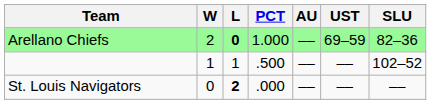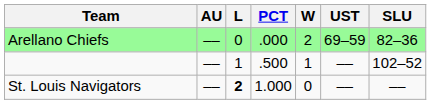columns swapped: (210, 16) <-> (307, 16)
(236, 39) bold -> (238, 39) normal
(270, 39) 1.000 -> (273, 39) .000
(270, 87) .000 -> (273, 87) 1.000
